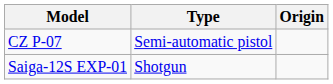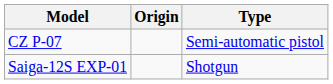columns swapped: (302, 16) <-> (203, 16)
